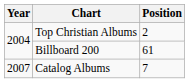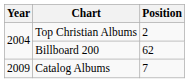(148, 50) 61 -> (148, 50) 62
(19, 68) 2007 -> (19, 68) 2009
